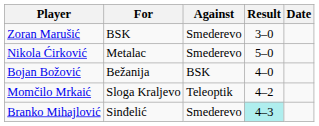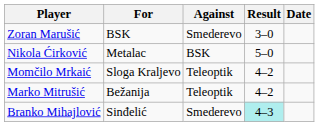(214, 53) Smederevo -> (198, 53) BSK
- row: (44, 72)
+ row: (46, 92)
